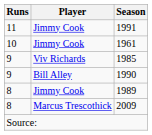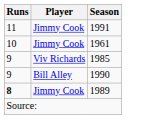(9, 91) normal -> (9, 91) bold
- row: (126, 106)
